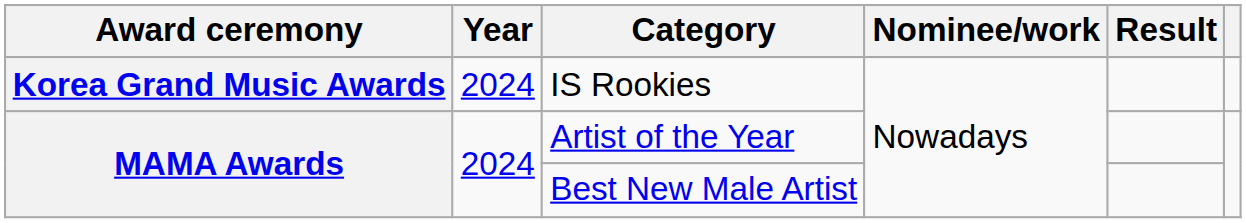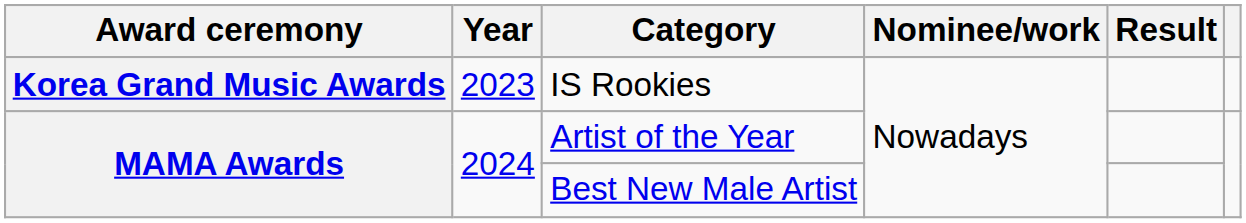(498, 83) 2024 -> (498, 83) 2023
